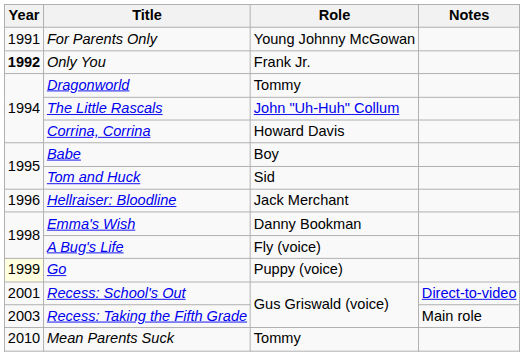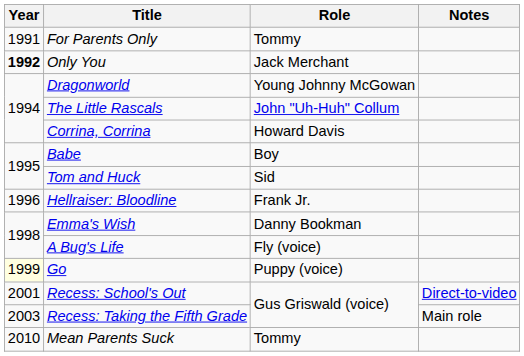(334, 39) Young Johnny McGowan -> (277, 39) Tommy
(282, 62) Frank Jr. -> (301, 62) Jack Merchant
(277, 85) Tommy -> (334, 85) Young Johnny McGowan
(301, 200) Jack Merchant -> (282, 200) Frank Jr.
